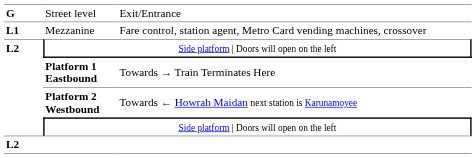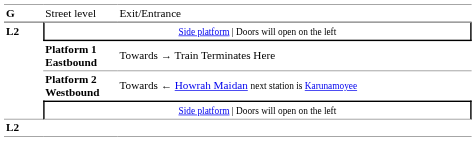- row: (70, 30)
